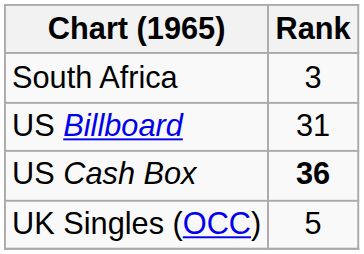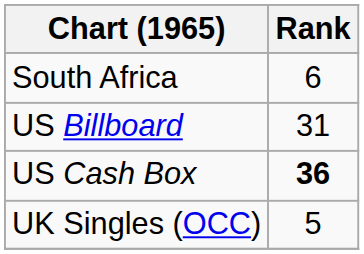(313, 77) 3 -> (313, 77) 6
